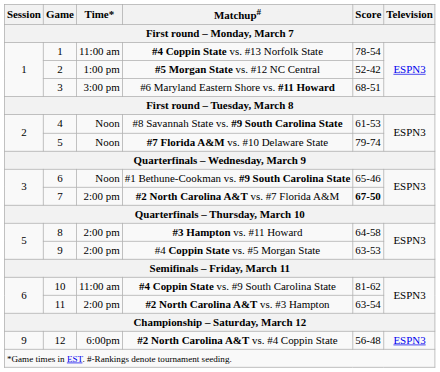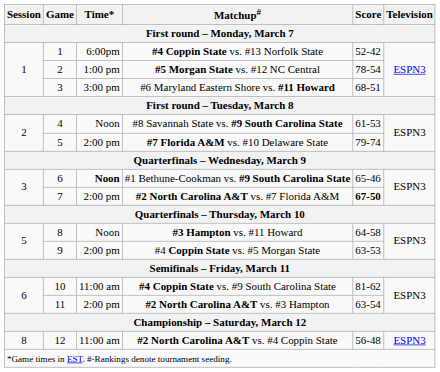(99, 52) 11:00 am -> (103, 52) 6:00pm
(368, 52) 78-54 -> (368, 52) 52-42
(368, 70) 52-42 -> (368, 70) 78-54
(108, 142) Noon -> (102, 142) 2:00 pm
(108, 178) normal -> (107, 178) bold
(102, 232) 2:00 pm -> (108, 232) Noon
(24, 340) 9 -> (24, 340) 8
(103, 340) 6:00pm -> (99, 340) 11:00 am
